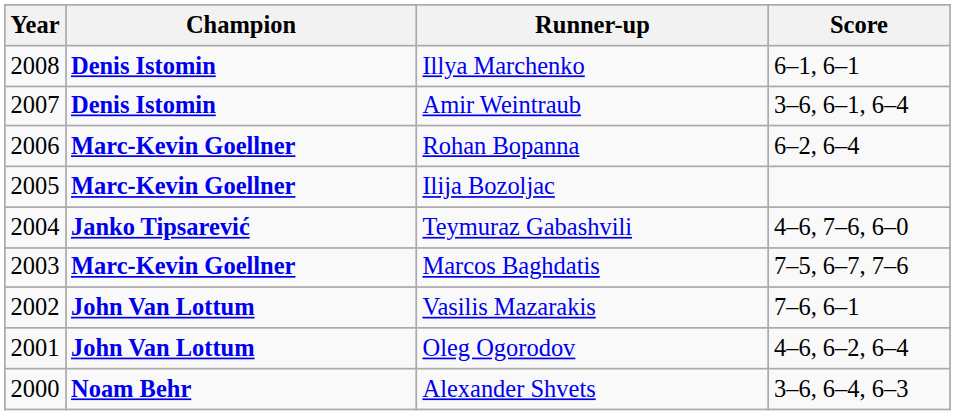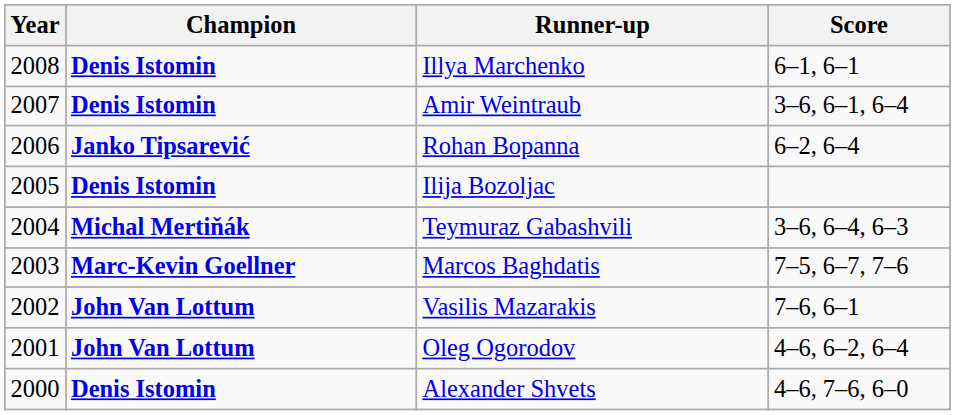(183, 146) Marc-Kevin Goellner -> (160, 146) Janko Tipsarević
(183, 186) Marc-Kevin Goellner -> (143, 186) Denis Istomin
(160, 226) Janko Tipsarević -> (160, 226) Michal Mertiňák
(841, 226) 4–6, 7–6, 6–0 -> (841, 226) 3–6, 6–4, 6–3
(131, 388) Noam Behr -> (143, 388) Denis Istomin
(841, 388) 3–6, 6–4, 6–3 -> (841, 388) 4–6, 7–6, 6–0
